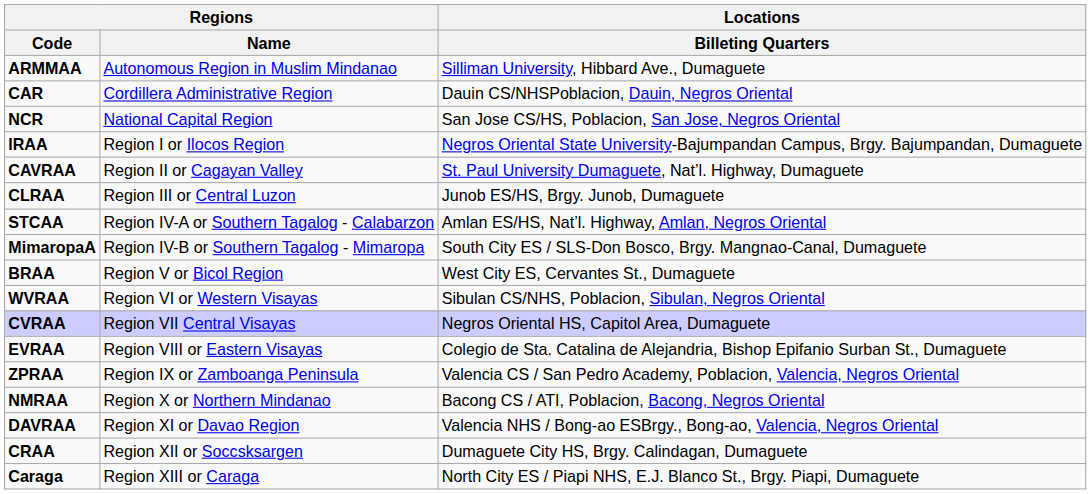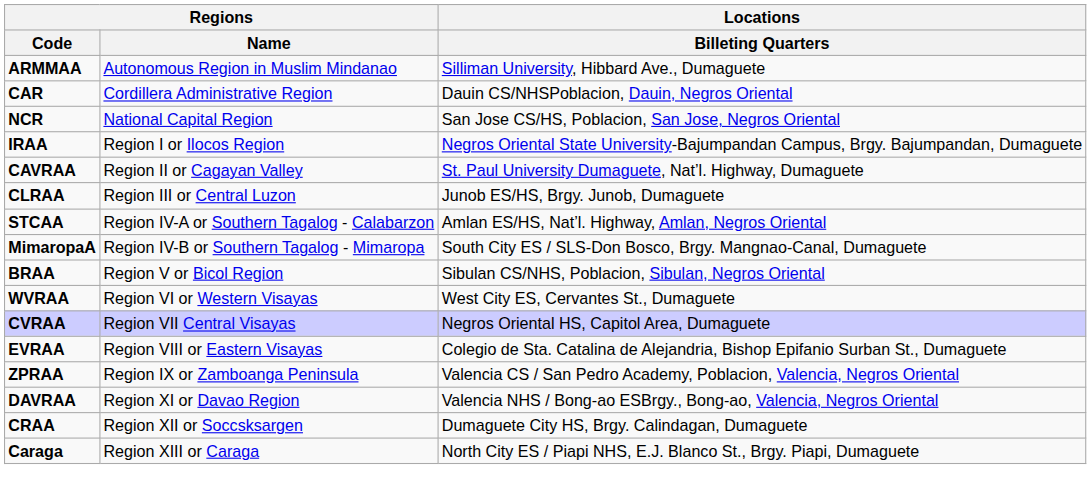(588, 273) West City ES, Cervantes St., Dumaguete -> (633, 273) Sibulan CS/NHS, Poblacion, Sibulan, Negros Oriental
(633, 298) Sibulan CS/NHS, Poblacion, Sibulan, Negros Oriental -> (588, 298) West City ES, Cervantes St., Dumaguete
- row: (38, 400)
